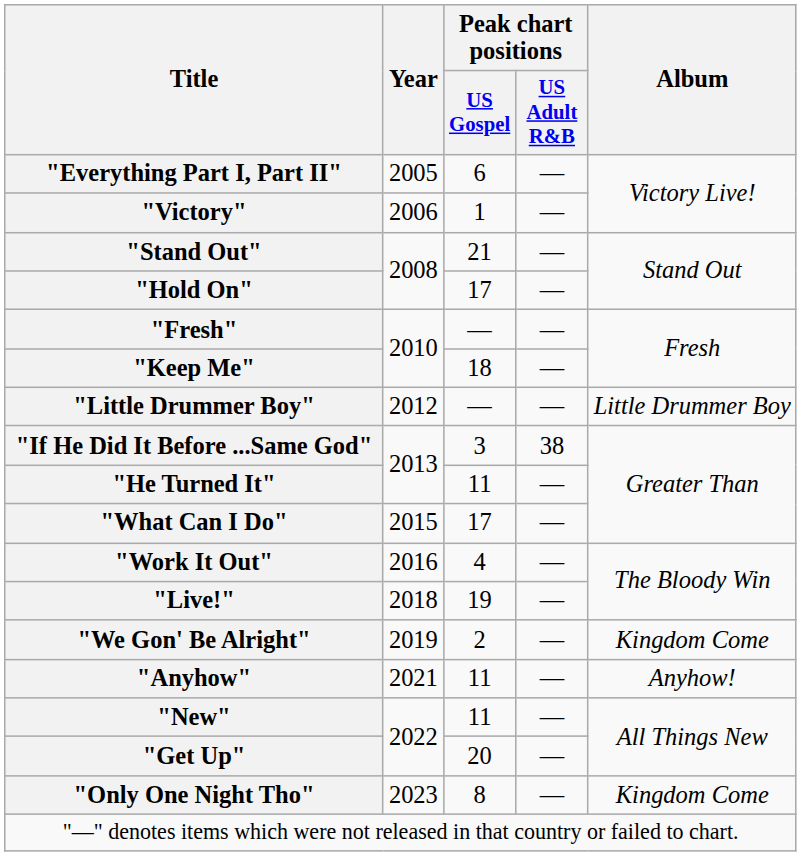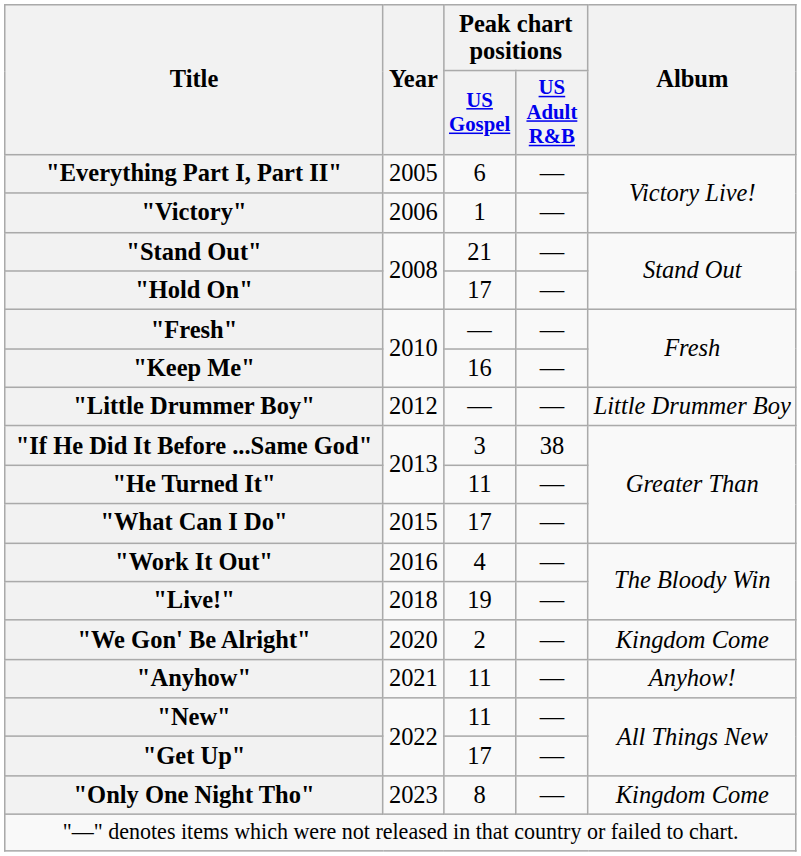(480, 367) 18 -> (480, 367) 16
(413, 639) 2019 -> (413, 639) 2020
(480, 755) 20 -> (480, 755) 17
